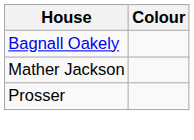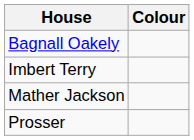+ row: (52, 69)
